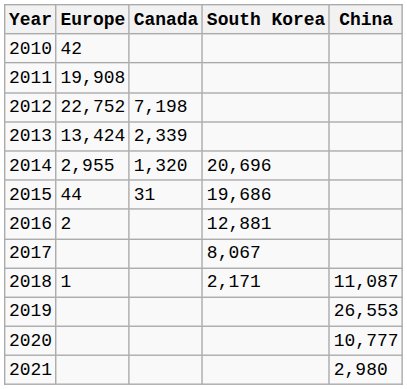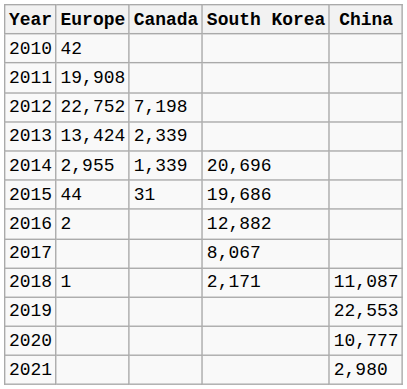(161, 166) 1,320 -> (161, 166) 1,339
(239, 224) 12,881 -> (239, 224) 12,882
(366, 312) 26,553 -> (366, 312) 22,553
